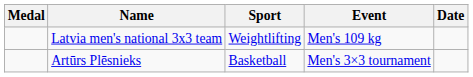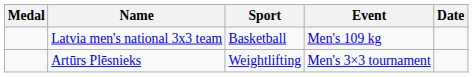(265, 38) Weightlifting -> (257, 38) Basketball
(257, 61) Basketball -> (265, 61) Weightlifting
